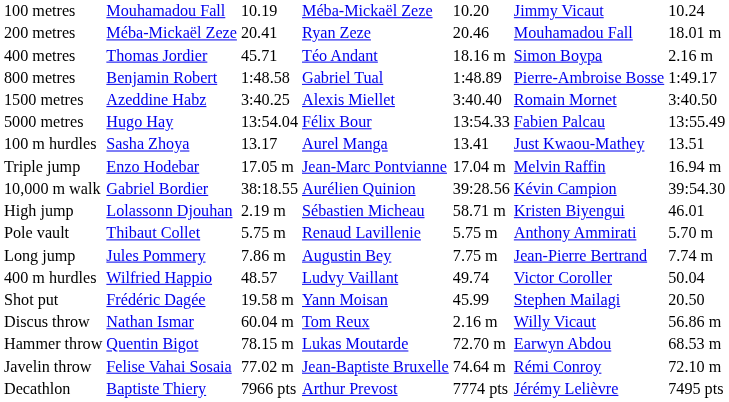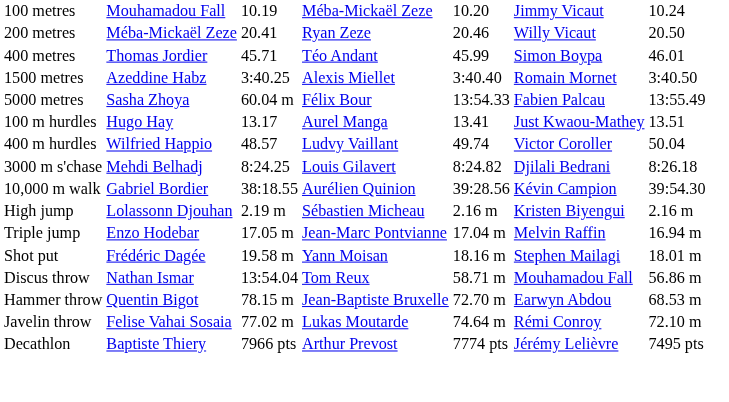(573, 33) Mouhamadou Fall -> (555, 33) Willy Vicaut
(695, 33) 18.01 m -> (667, 33) 20.50
(479, 55) 18.16 m -> (471, 55) 45.99
(691, 55) 2.16 m -> (667, 55) 46.01
- row: (40, 77)
(140, 122) Hugo Hay -> (148, 99) Sasha Zhoya
(269, 122) 13:54.04 -> (267, 99) 60.04 m
(148, 144) Sasha Zhoya -> (140, 122) Hugo Hay
rows swapped: (50, 277) <-> (42, 166)
+ row: (53, 166)
(479, 211) 58.71 m -> (475, 211) 2.16 m
(686, 211) 46.01 -> (671, 211) 2.16 m
- row: (37, 233)
- row: (40, 255)
(471, 299) 45.99 -> (479, 255) 18.16 m
(686, 299) 20.50 -> (675, 255) 18.01 m
(267, 322) 60.04 m -> (269, 277) 13:54.04
(475, 322) 2.16 m -> (479, 277) 58.71 m
(555, 322) Willy Vicaut -> (573, 277) Mouhamadou Fall
(355, 344) Lukas Moutarde -> (375, 299) Jean-Baptiste Bruxelle
(375, 366) Jean-Baptiste Bruxelle -> (355, 322) Lukas Moutarde
